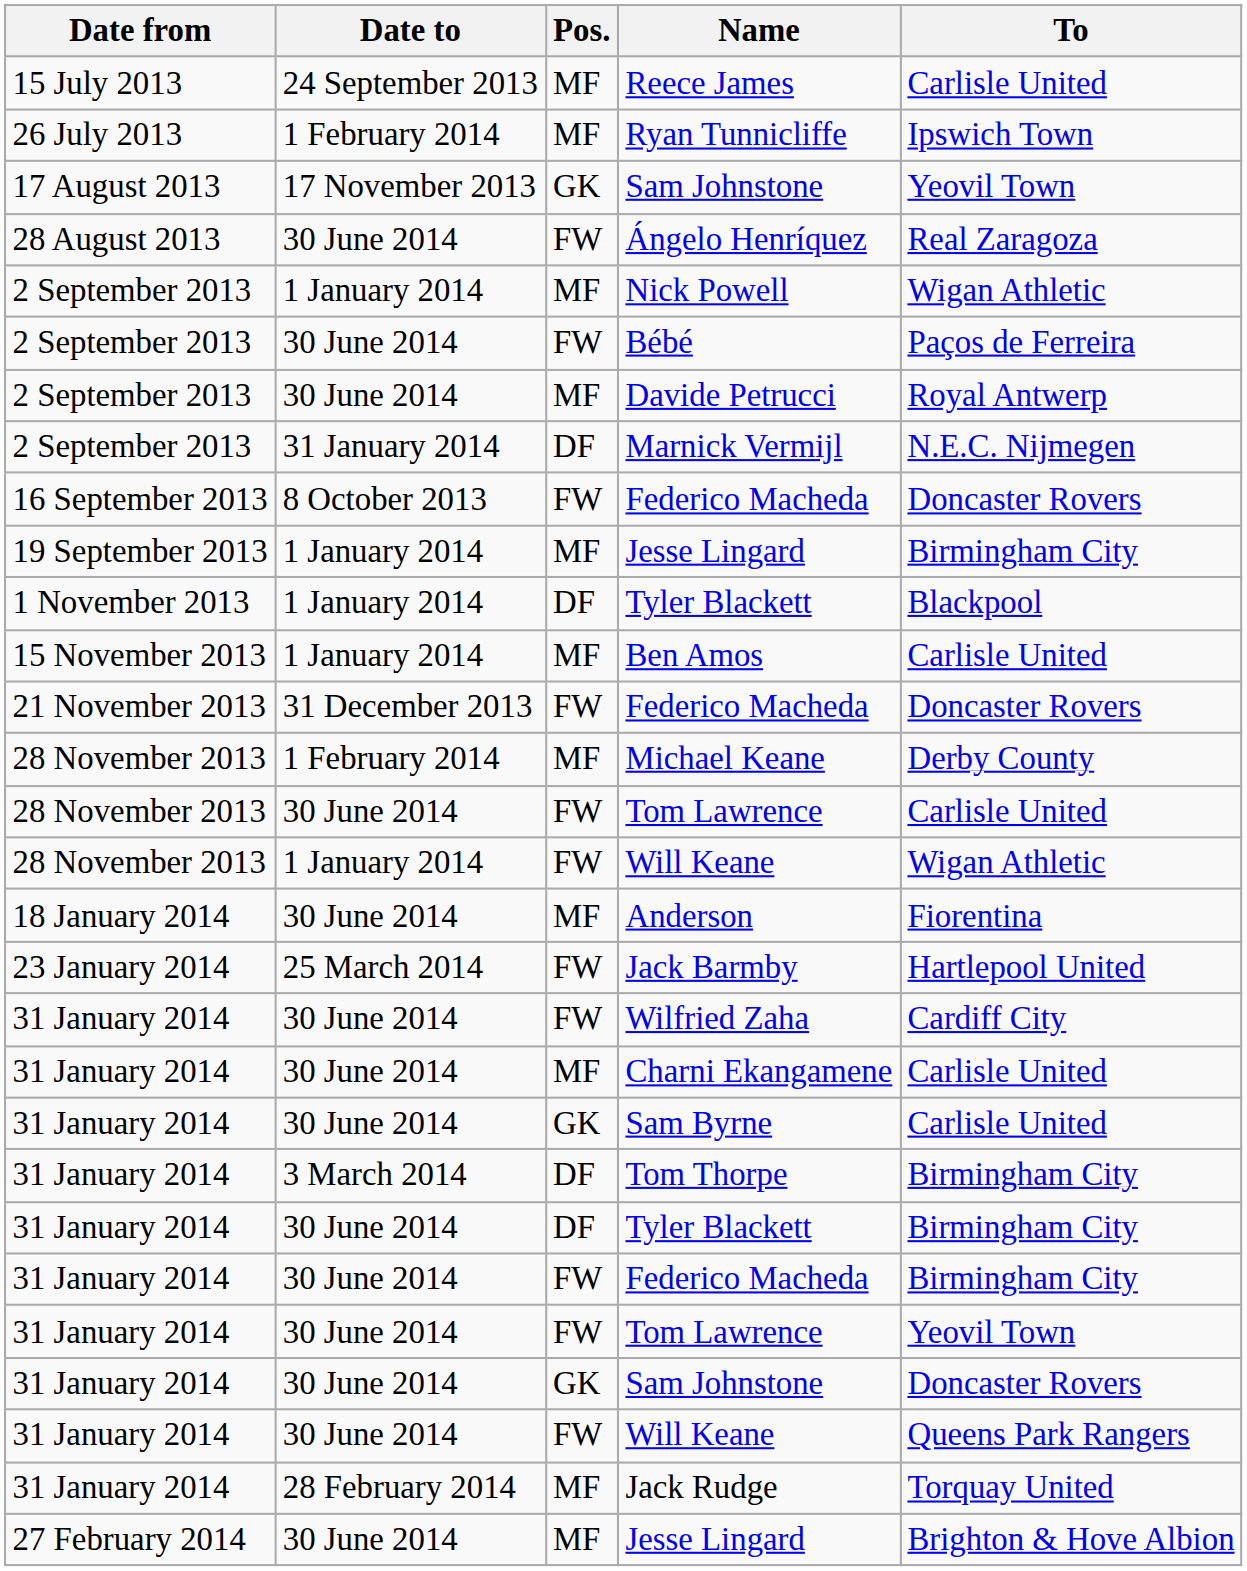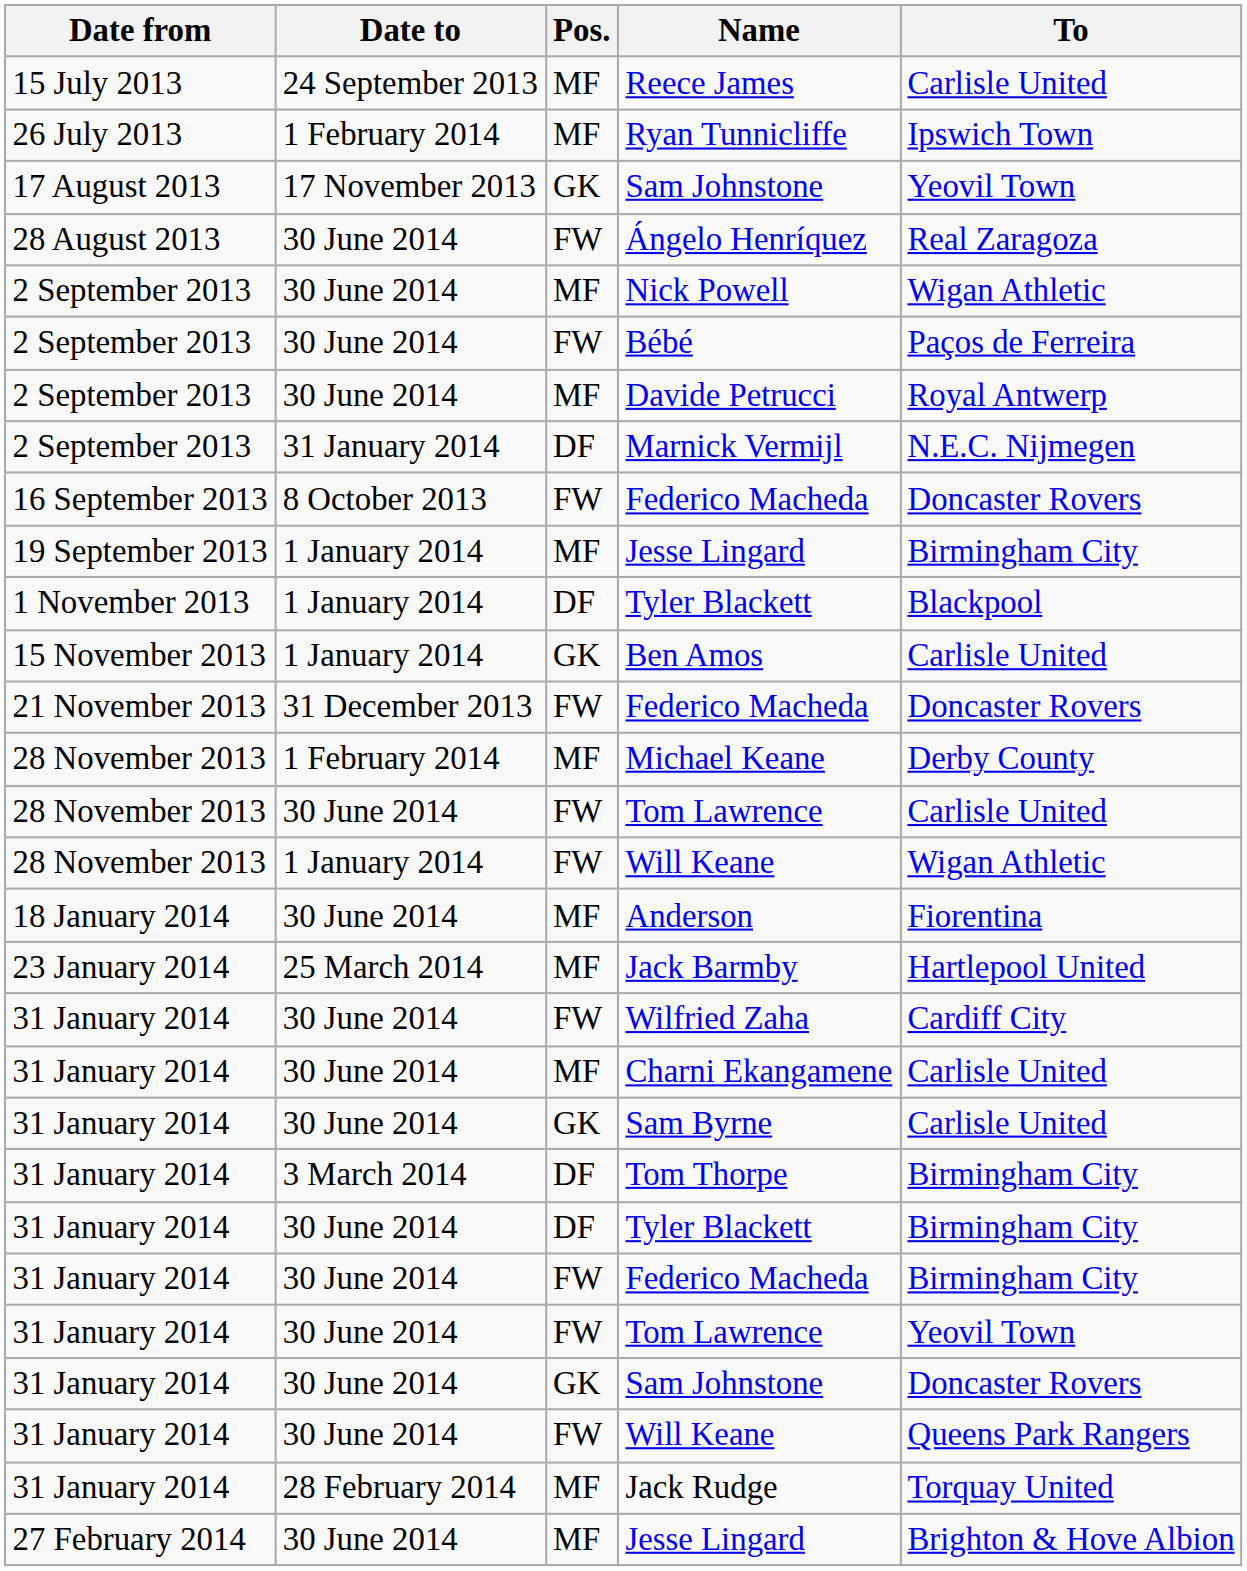(383, 290) 1 January 2014 -> (370, 290) 30 June 2014
(577, 654) MF -> (577, 654) GK
(578, 966) FW -> (577, 966) MF
